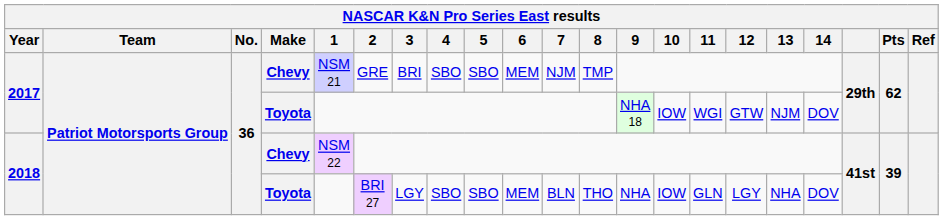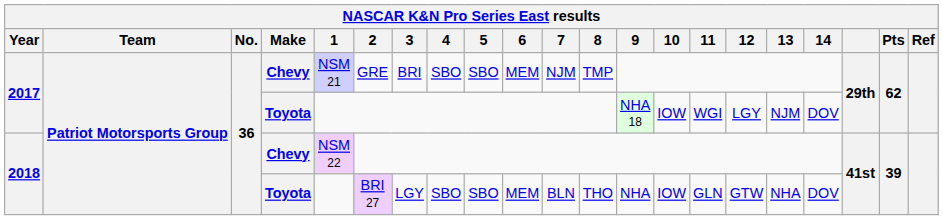(746, 113) GTW -> (746, 113) LGY
(746, 194) LGY -> (746, 194) GTW
